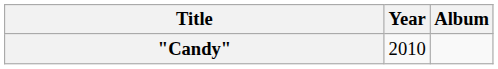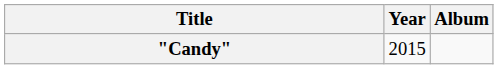(407, 48) 2010 -> (407, 48) 2015
